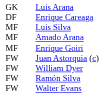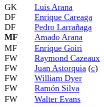+ row: (63, 27)
- row: (53, 27)
(12, 37) normal -> (11, 37) bold
+ row: (67, 58)
